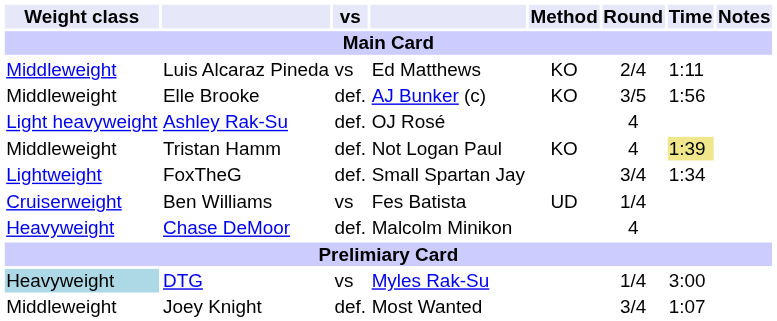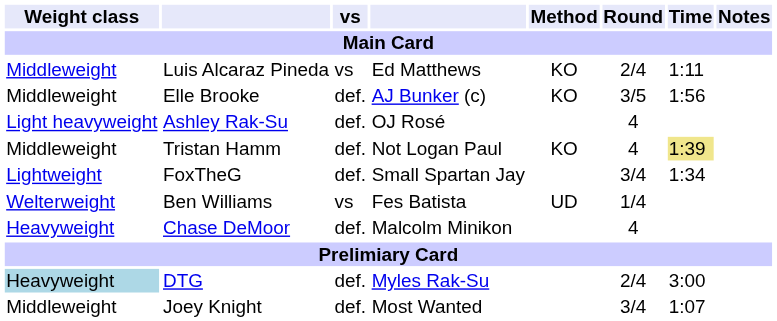(64, 201) Cruiserweight -> (61, 201) Welterweight
(344, 281) vs -> (350, 281) def.
(633, 281) 1/4 -> (633, 281) 2/4
